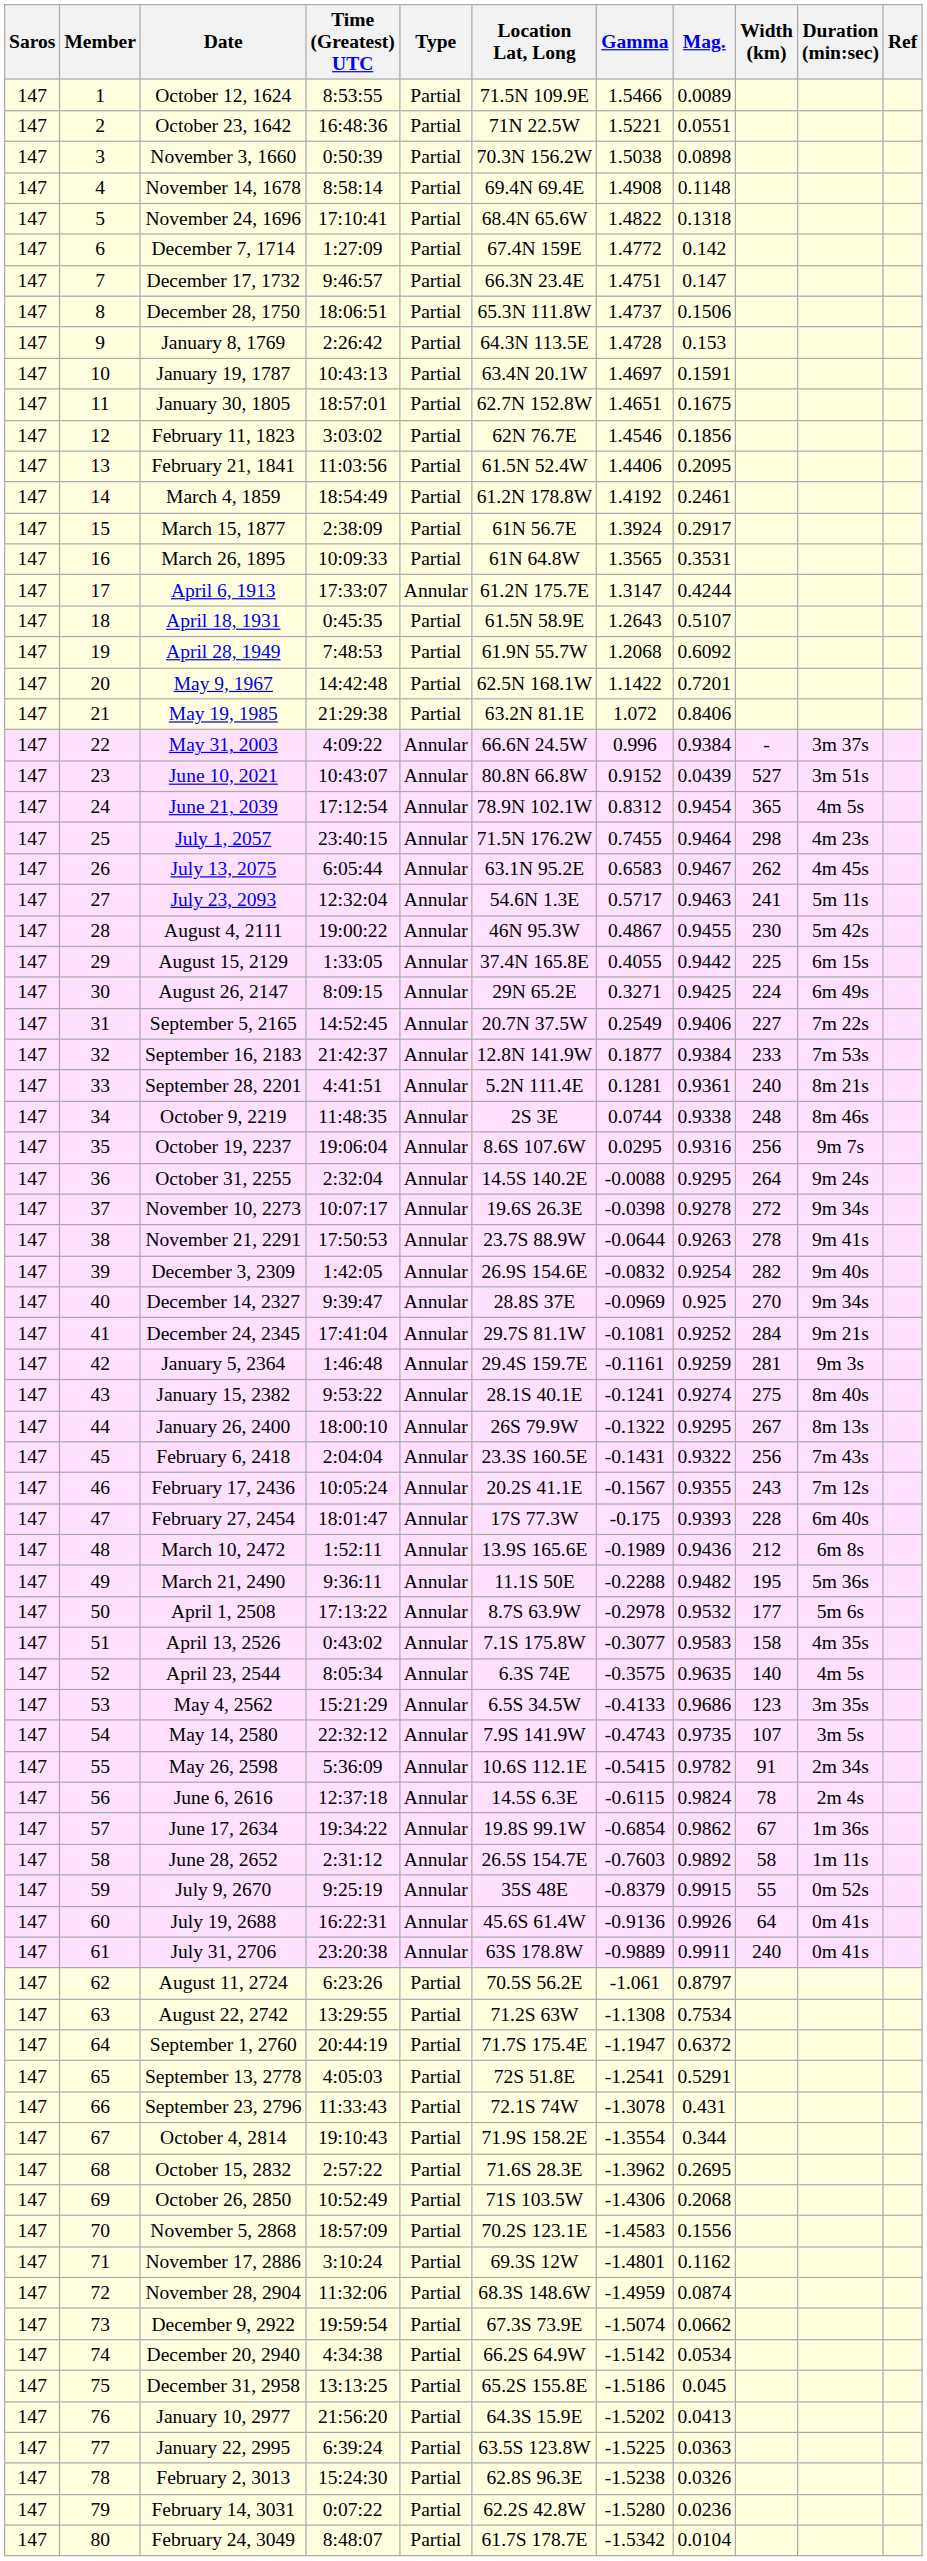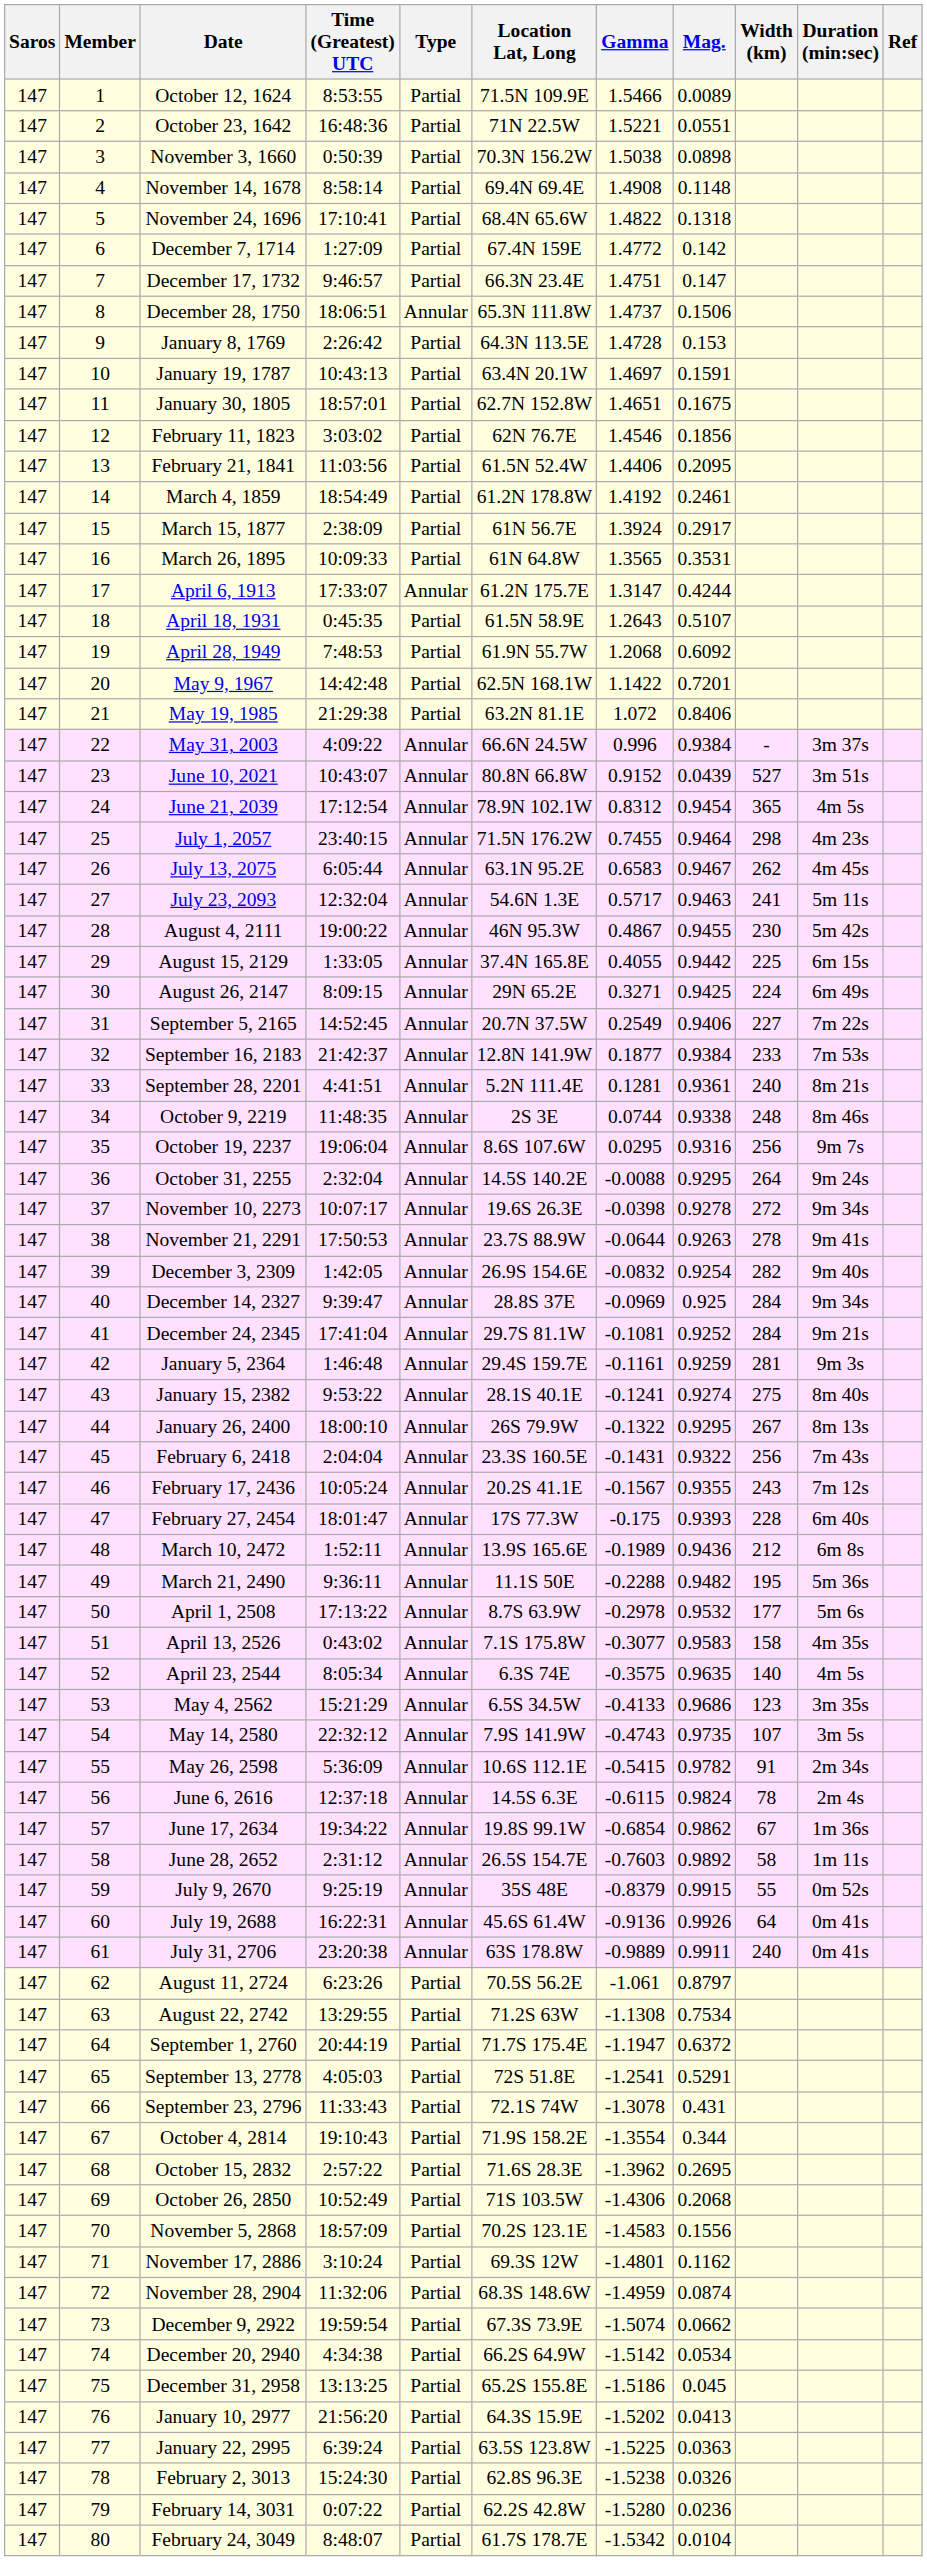(436, 311) Partial -> (436, 311) Annular
(767, 1302) 270 -> (767, 1302) 284
